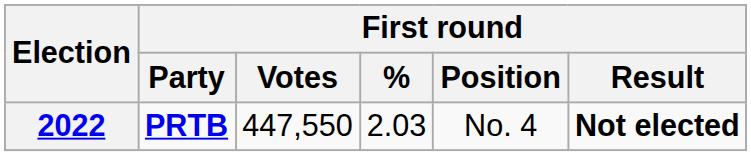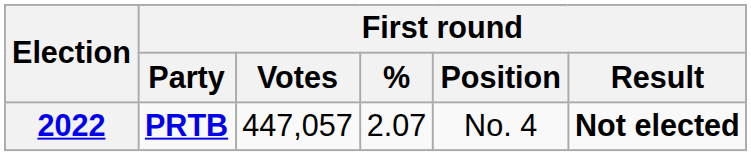(297, 125) 447,550 -> (297, 125) 447,057
(397, 125) 2.03 -> (397, 125) 2.07
